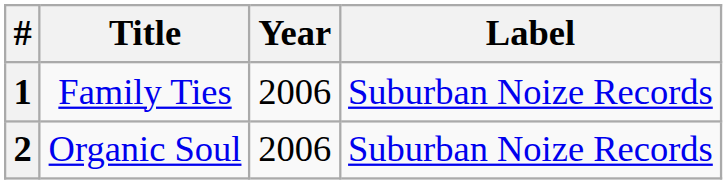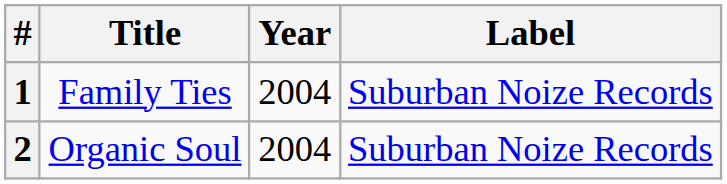(295, 91) 2006 -> (295, 91) 2004
(295, 149) 2006 -> (295, 149) 2004
